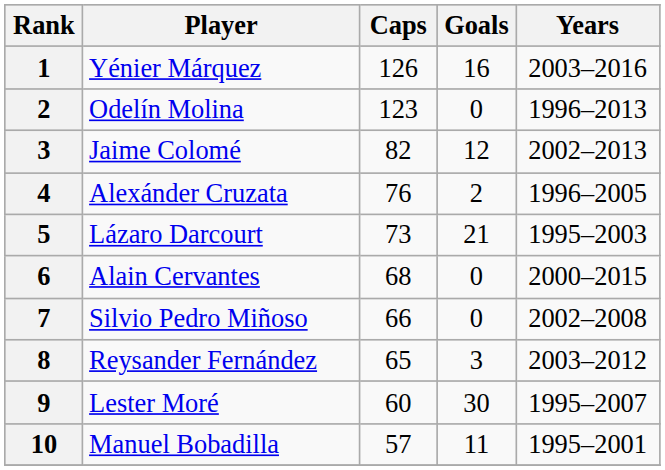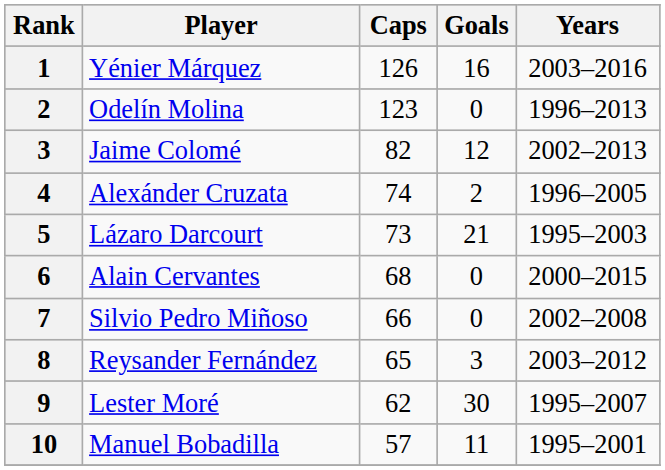(398, 192) 76 -> (398, 192) 74
(398, 402) 60 -> (398, 402) 62
